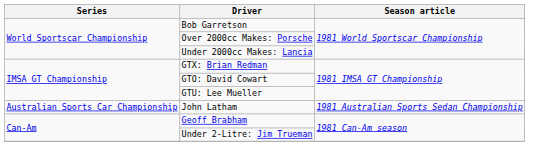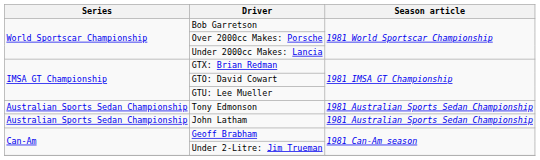+ row: (224, 107)
(92, 107) Australian Sports Car Championship -> (97, 121) Australian Sports Sedan Championship
